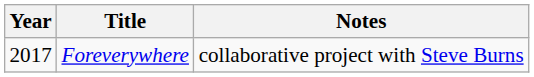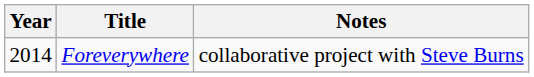(31, 54) 2017 -> (31, 54) 2014
